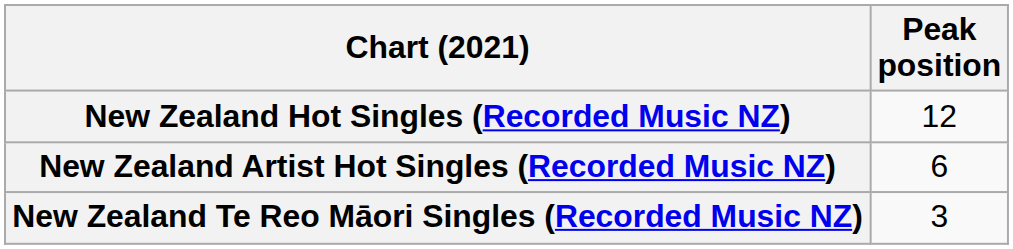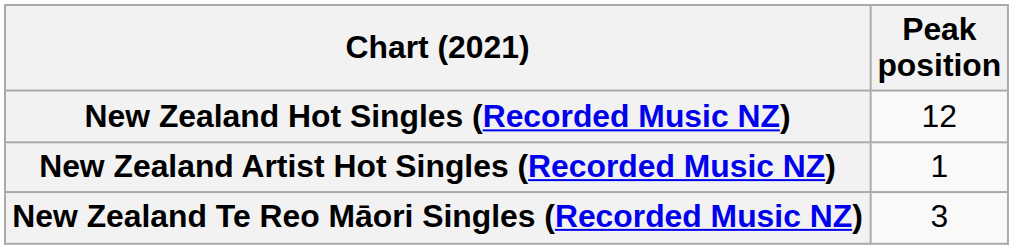(939, 166) 6 -> (939, 166) 1
